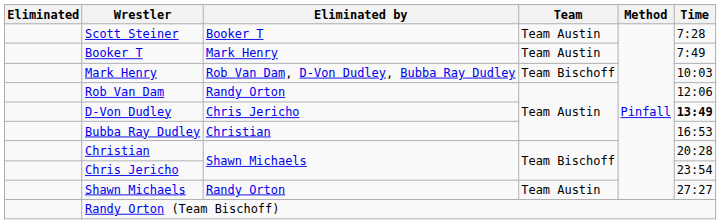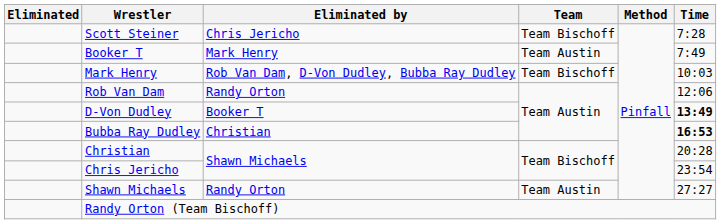(235, 34) Booker T -> (253, 34) Chris Jericho
(561, 34) Team Austin -> (568, 34) Team Bischoff
(253, 112) Chris Jericho -> (235, 112) Booker T
(695, 131) normal -> (695, 131) bold
